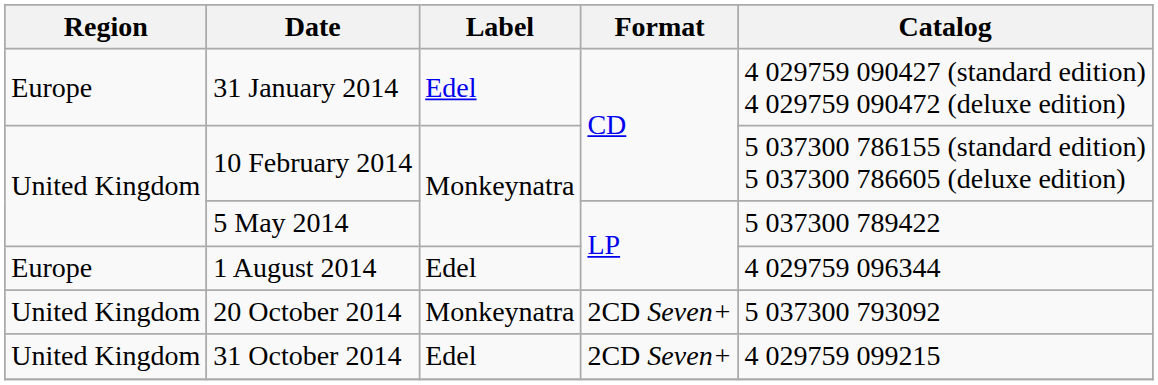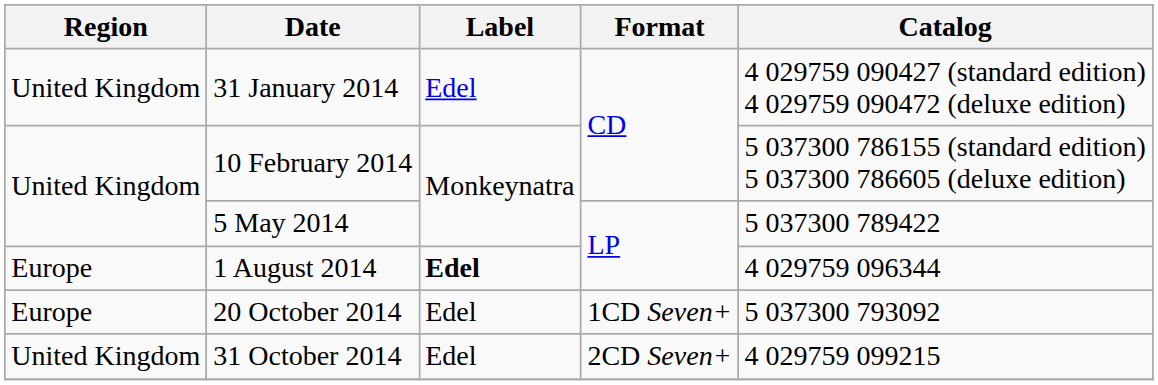(52, 86) Europe -> (106, 86) United Kingdom
(451, 267) normal -> (452, 267) bold
(106, 311) United Kingdom -> (52, 311) Europe
(500, 311) Monkeynatra -> (451, 311) Edel
(659, 311) 2CD Seven+ -> (659, 311) 1CD Seven+
